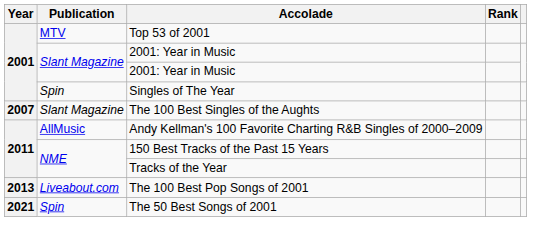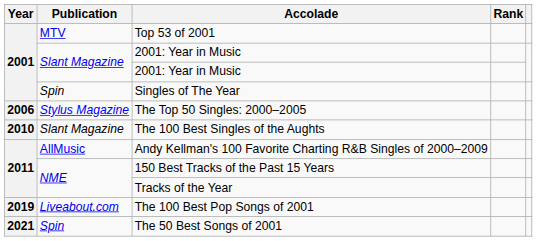+ row: (84, 110)
(21, 110) 2007 -> (21, 129) 2010
(21, 187) 2013 -> (21, 206) 2019
